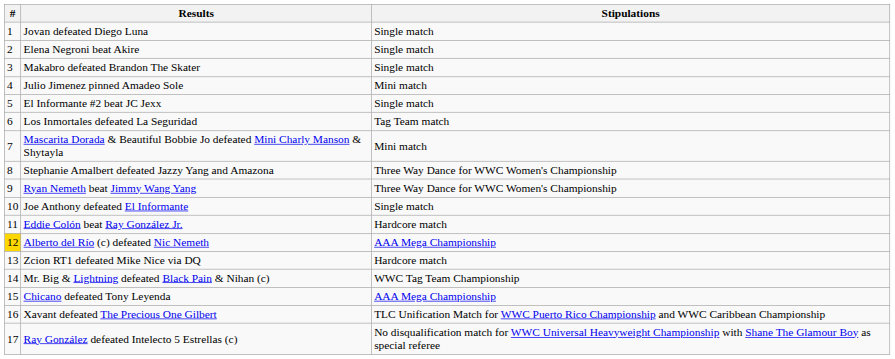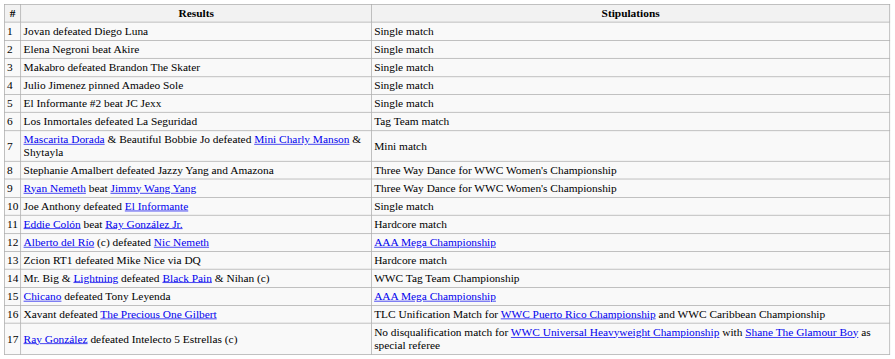(400, 85) Mini match -> (404, 85) Single match
(13, 242) gold background -> (13, 242) no background
